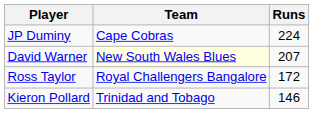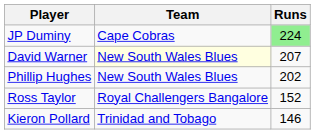(289, 35) no background -> (290, 35) lightgreen background
+ row: (49, 77)
(289, 77) 172 -> (290, 98) 152
